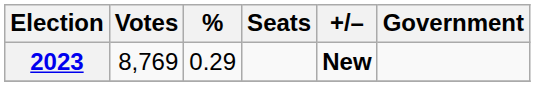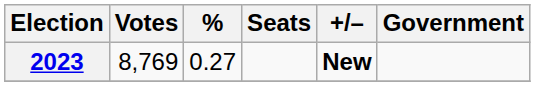(213, 61) 0.29 -> (213, 61) 0.27
